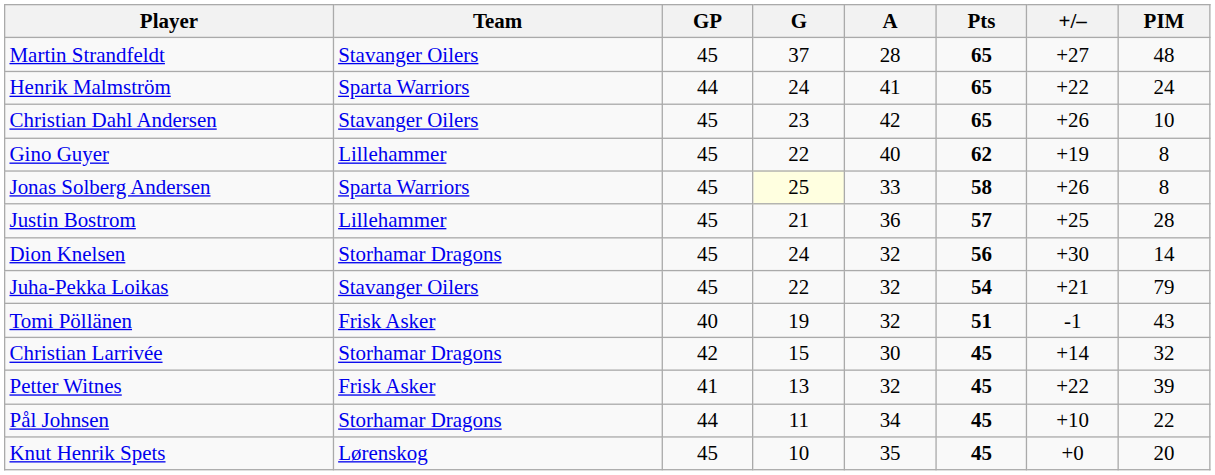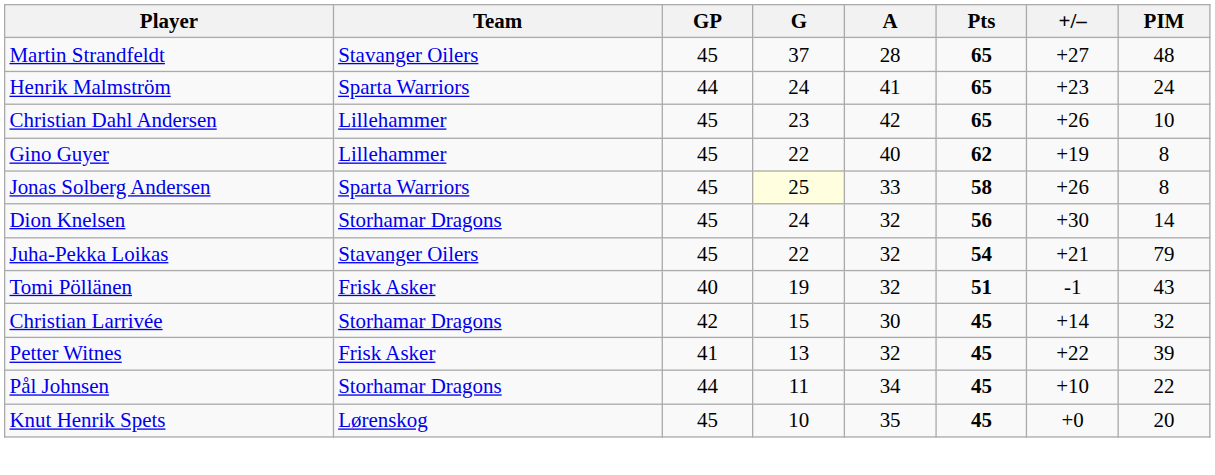(1073, 87) +22 -> (1073, 87) +23
(408, 120) Stavanger Oilers -> (392, 120) Lillehammer
- row: (73, 220)
